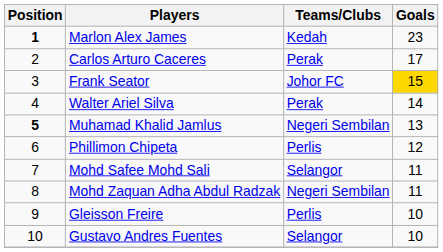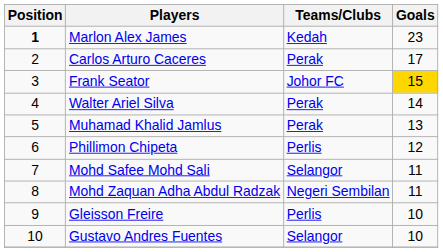(35, 125) bold -> (35, 125) normal
(338, 125) Negeri Sembilan -> (305, 125) Perak
